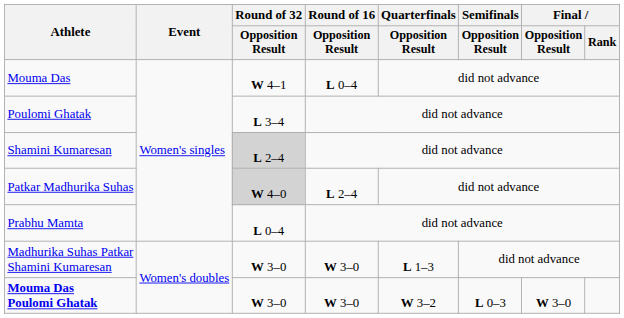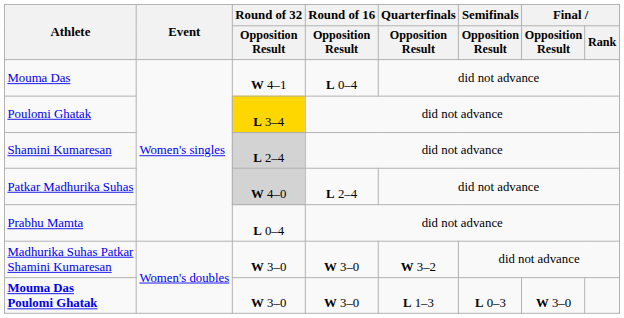(269, 122) no background -> (269, 122) gold background
(418, 267) L 1–3 -> (418, 267) W 3–2
(418, 303) W 3–2 -> (418, 303) L 1–3
